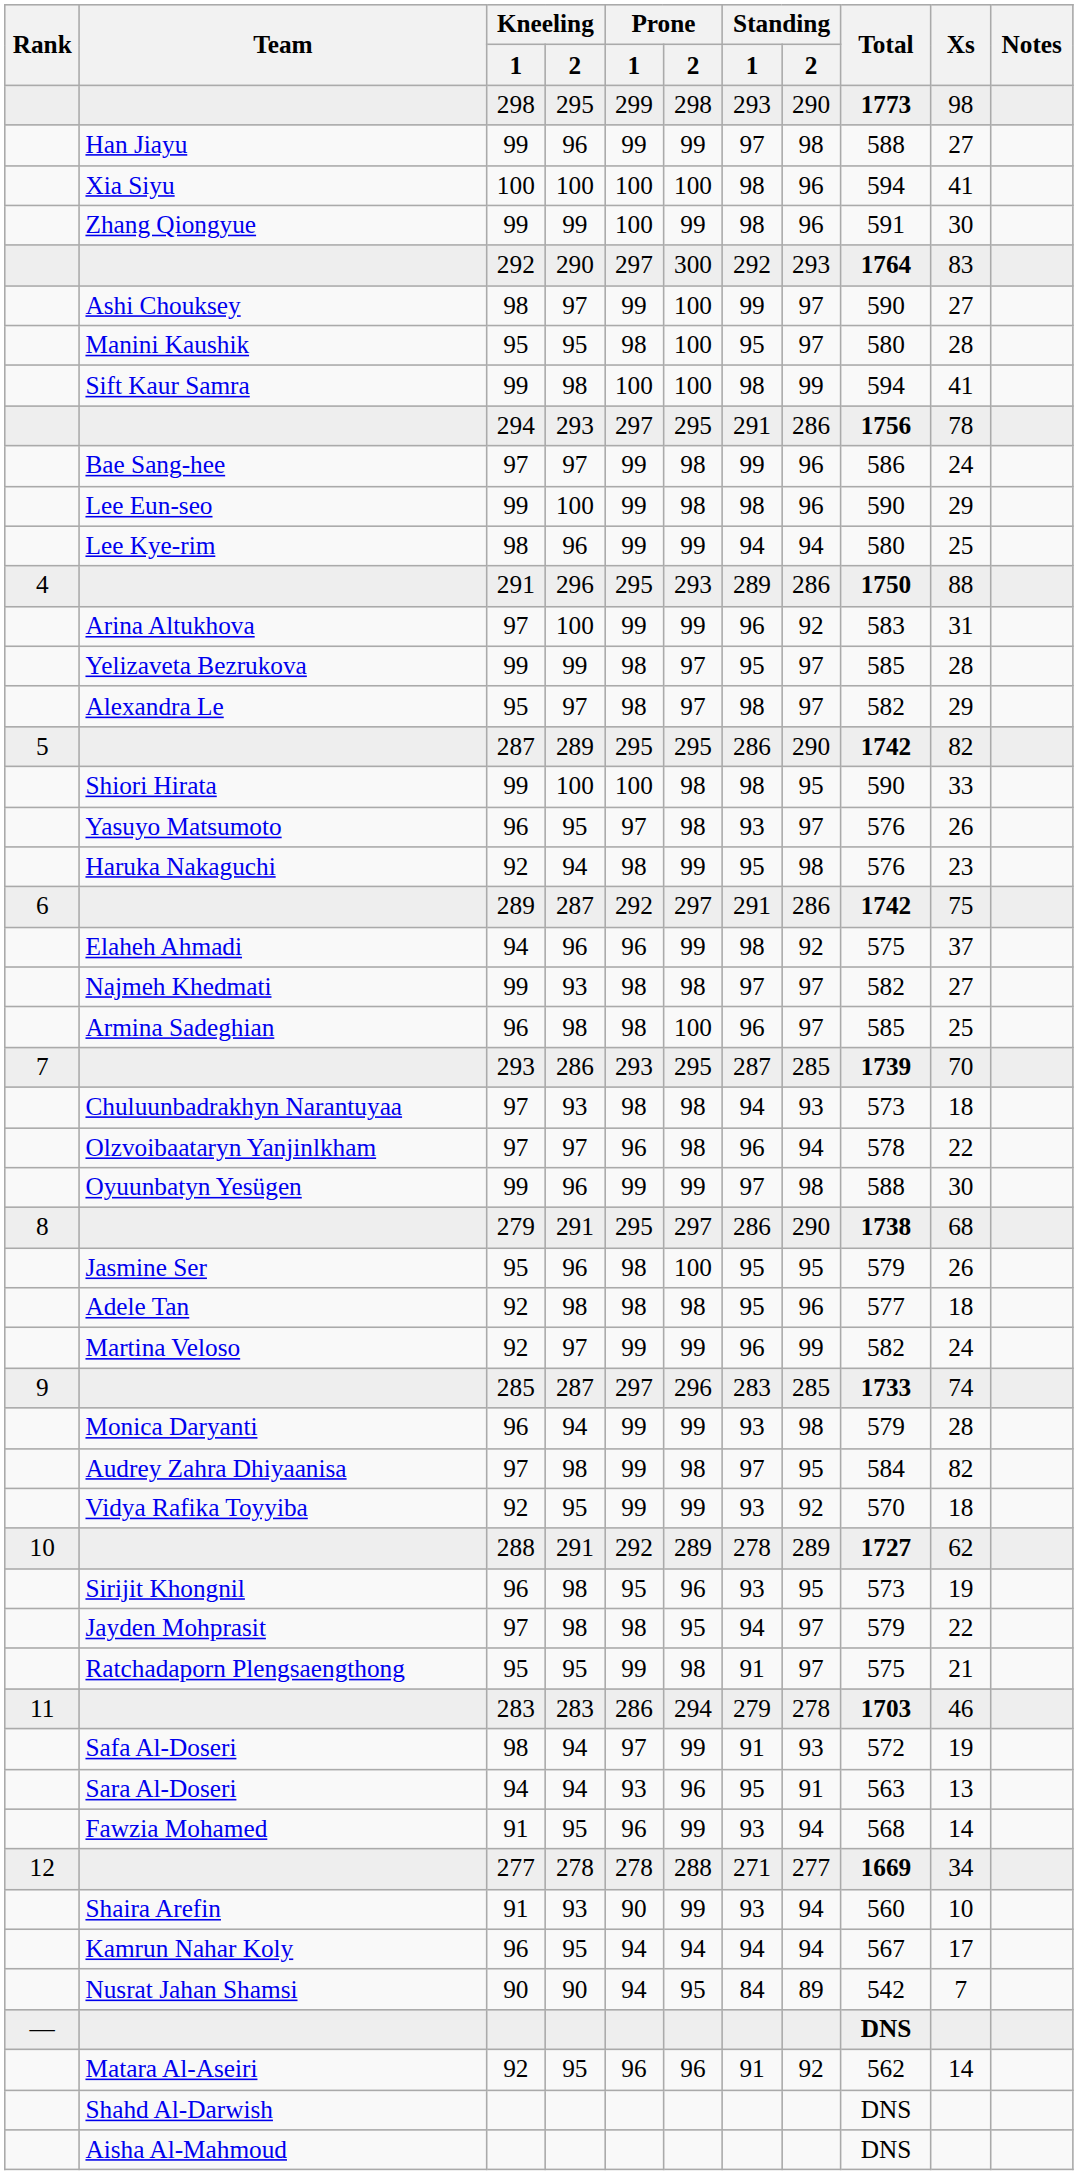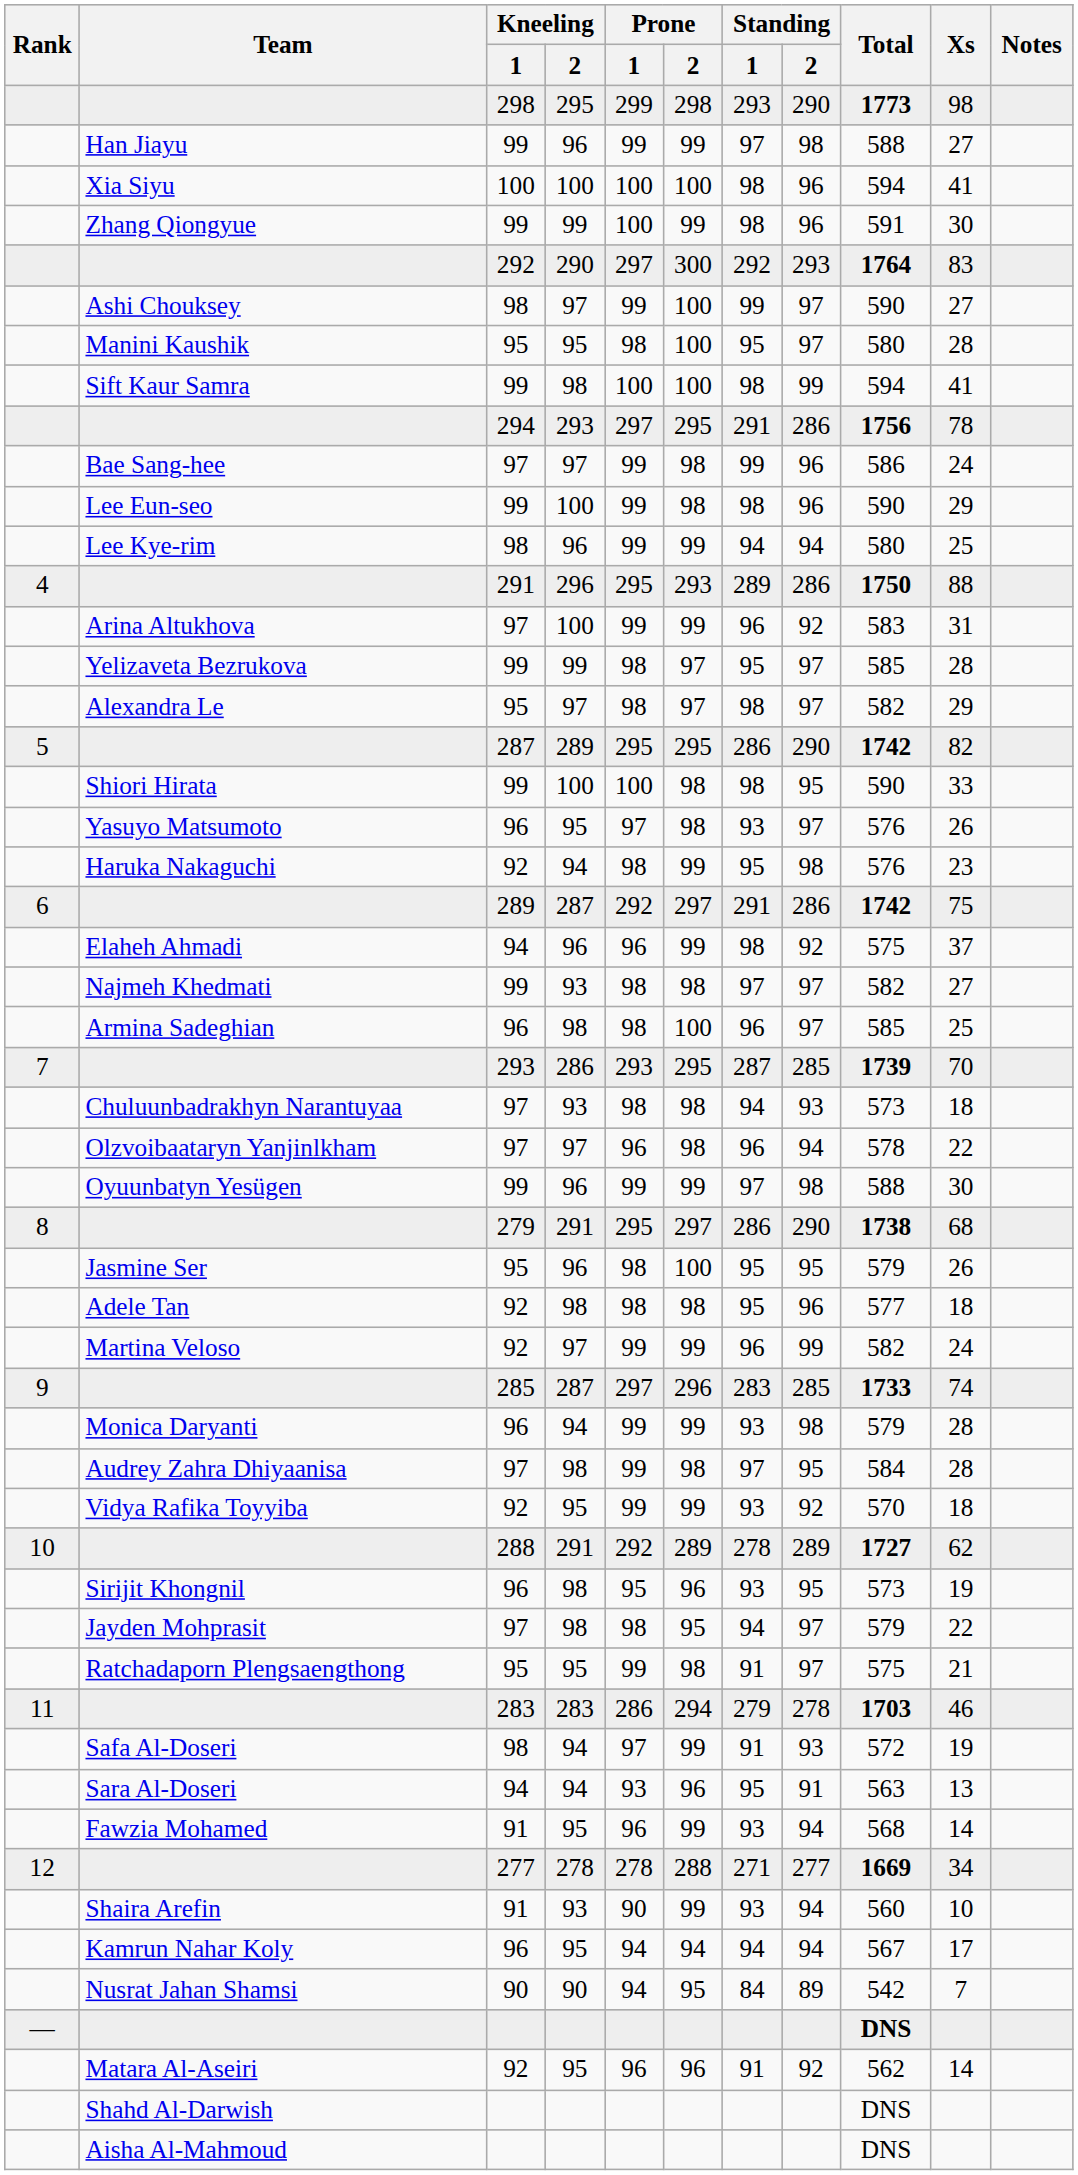(961, 1467) 82 -> (961, 1467) 28
